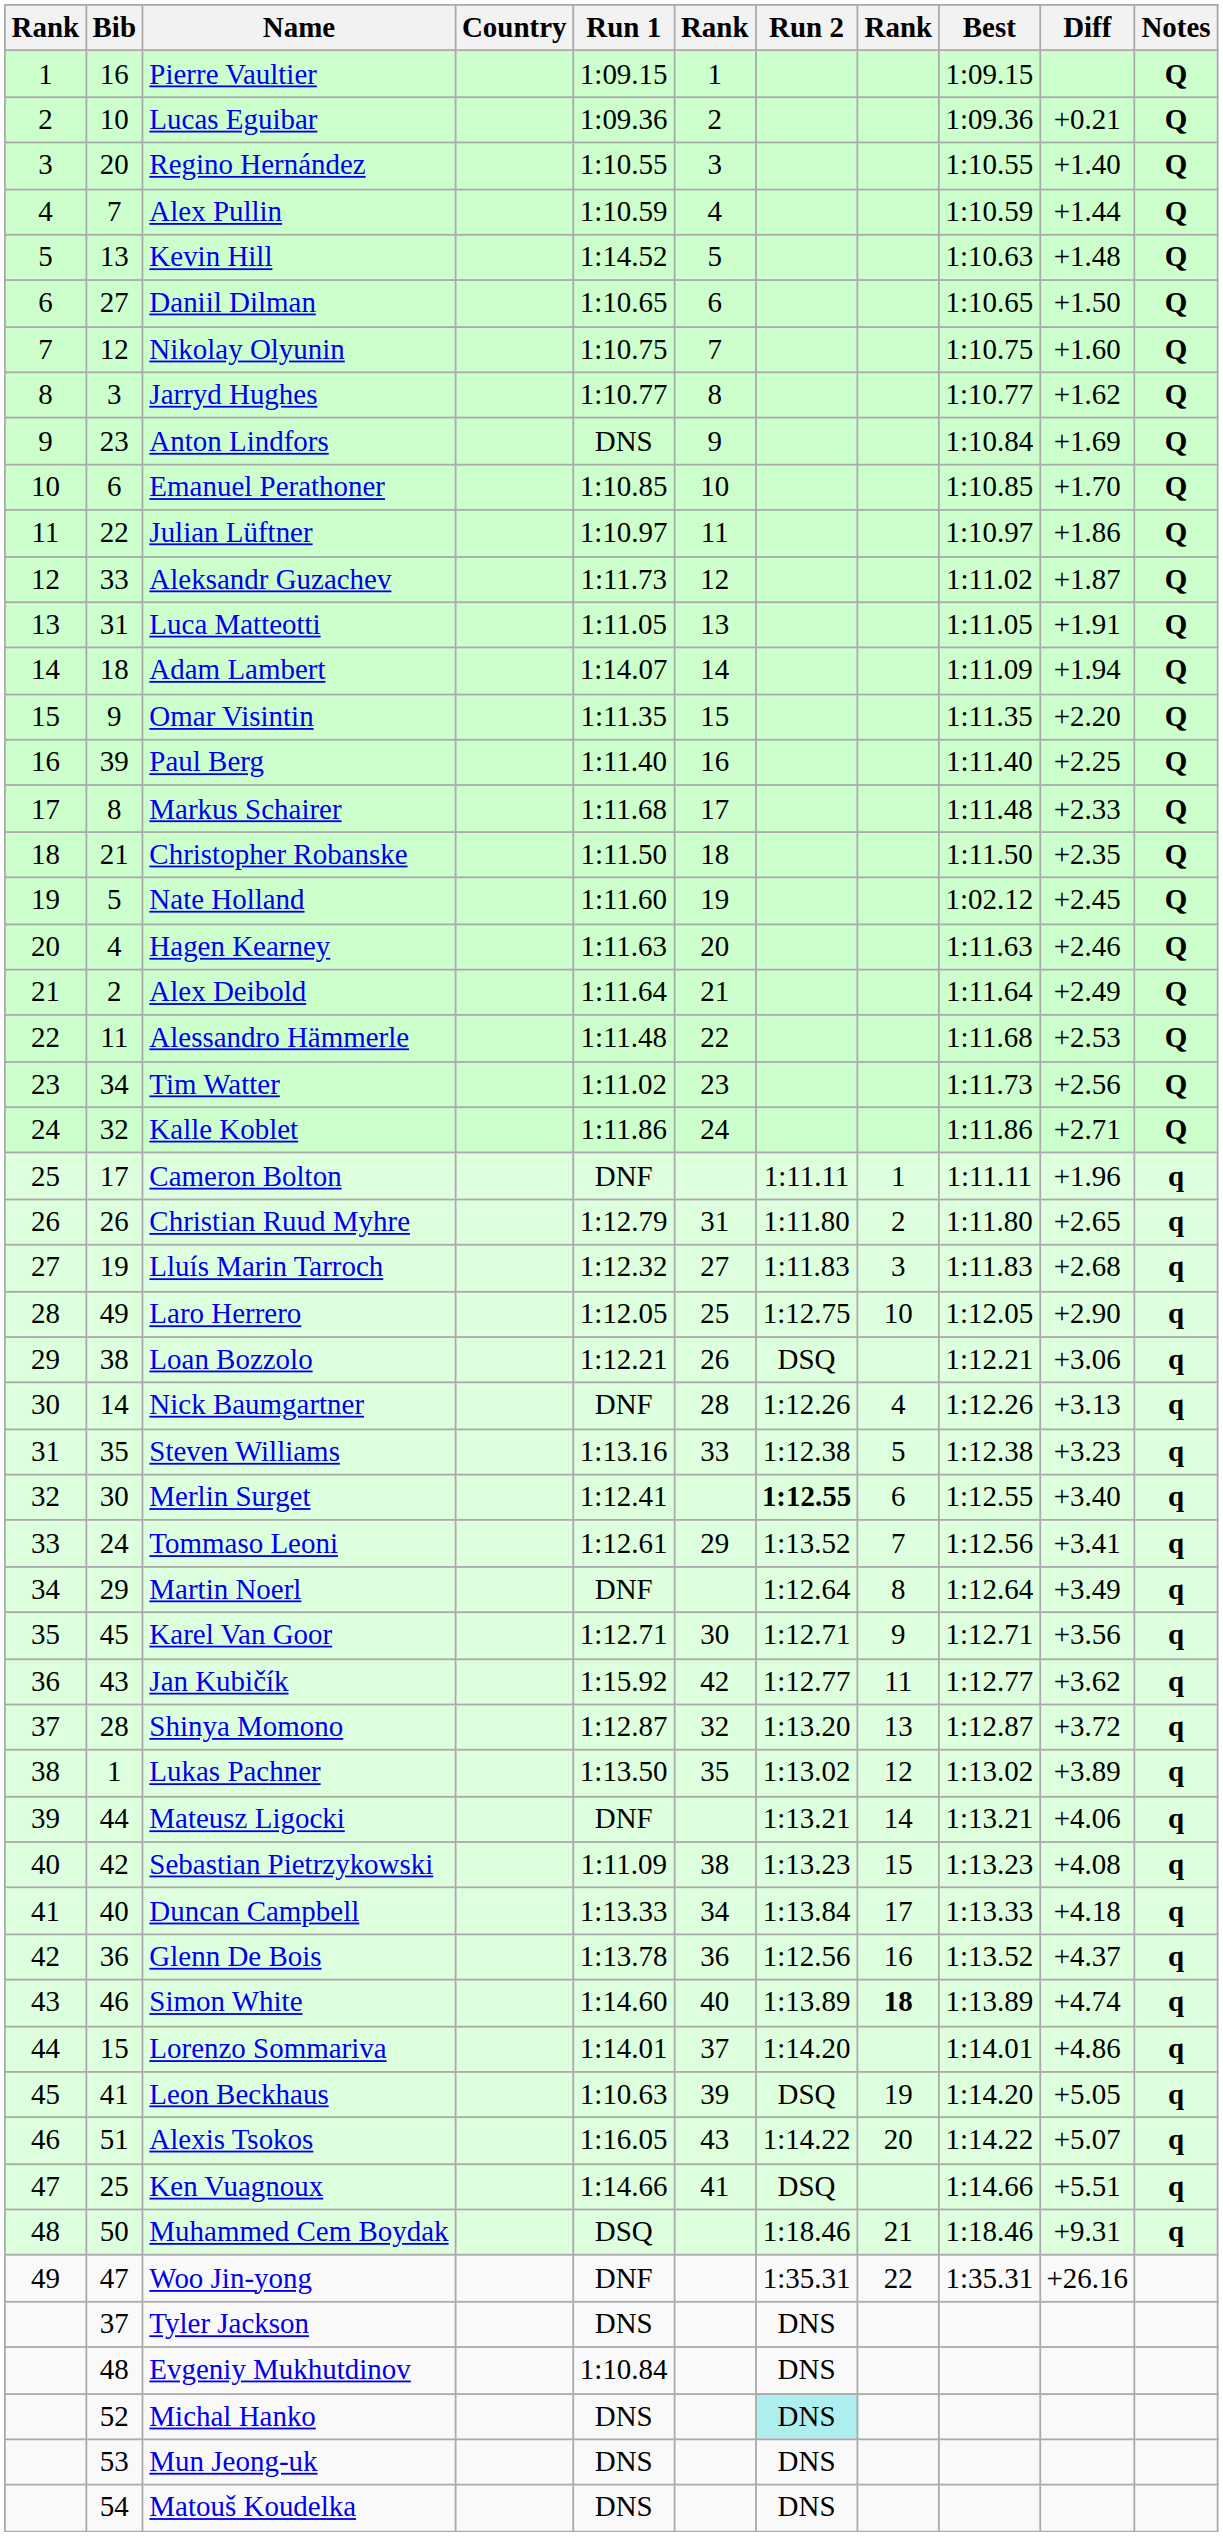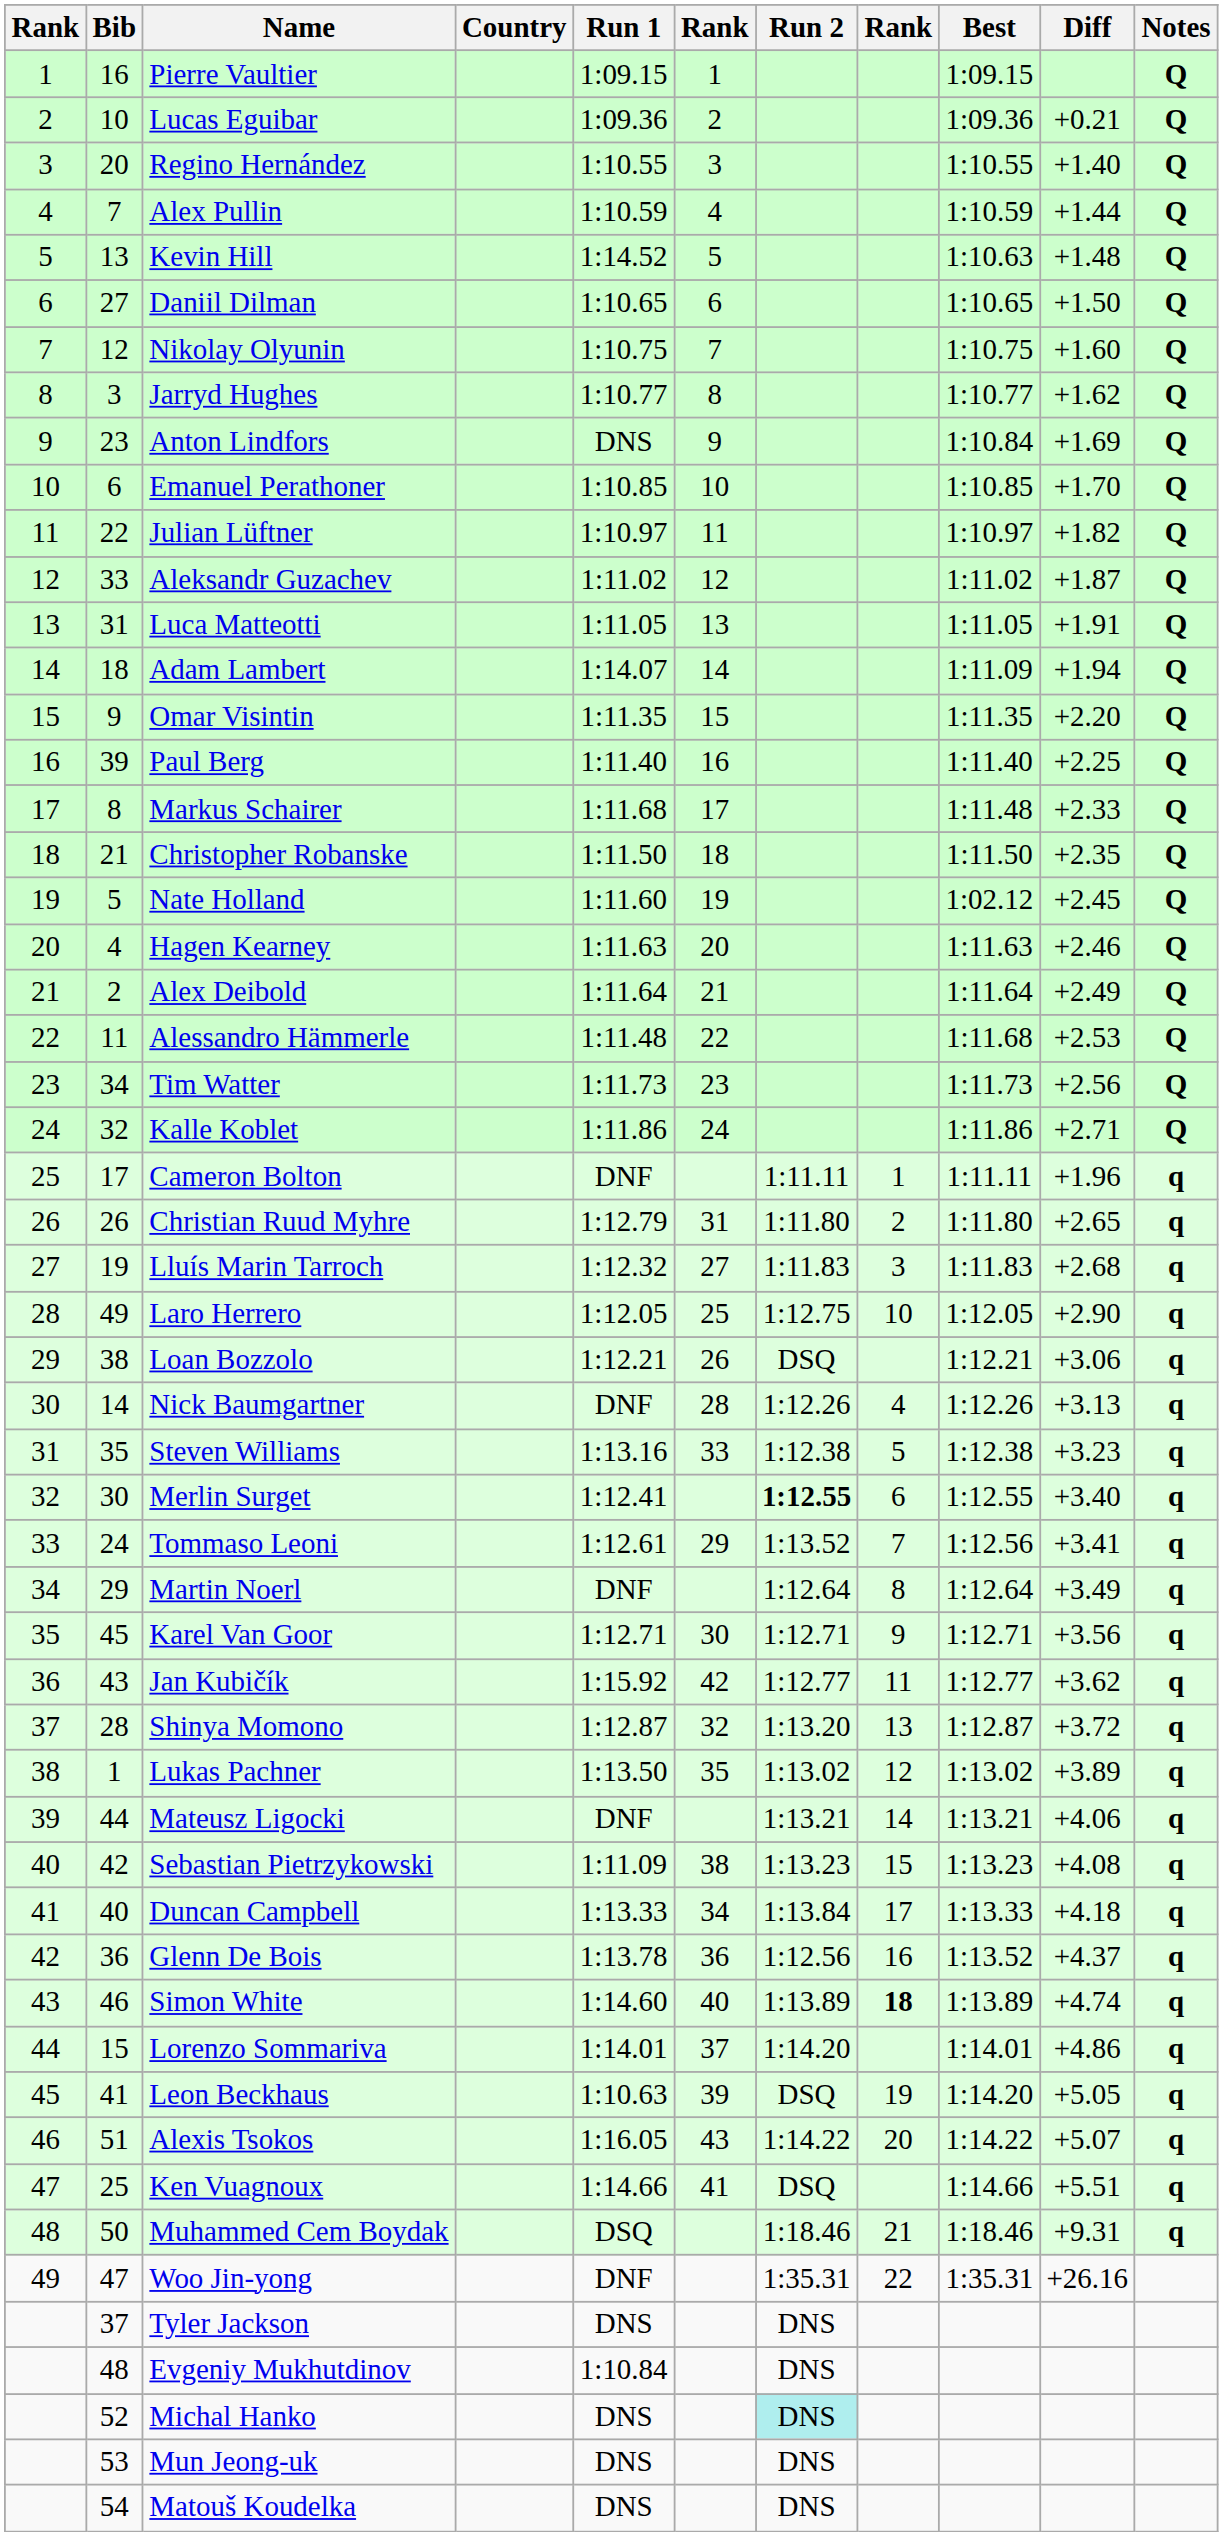(1087, 532) +1.86 -> (1087, 532) +1.82
(624, 578) 1:11.73 -> (624, 578) 1:11.02
(624, 1083) 1:11.02 -> (624, 1083) 1:11.73
